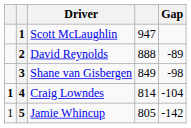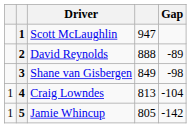(10, 93) bold -> (10, 93) normal
(147, 93) 814 -> (147, 93) 813
